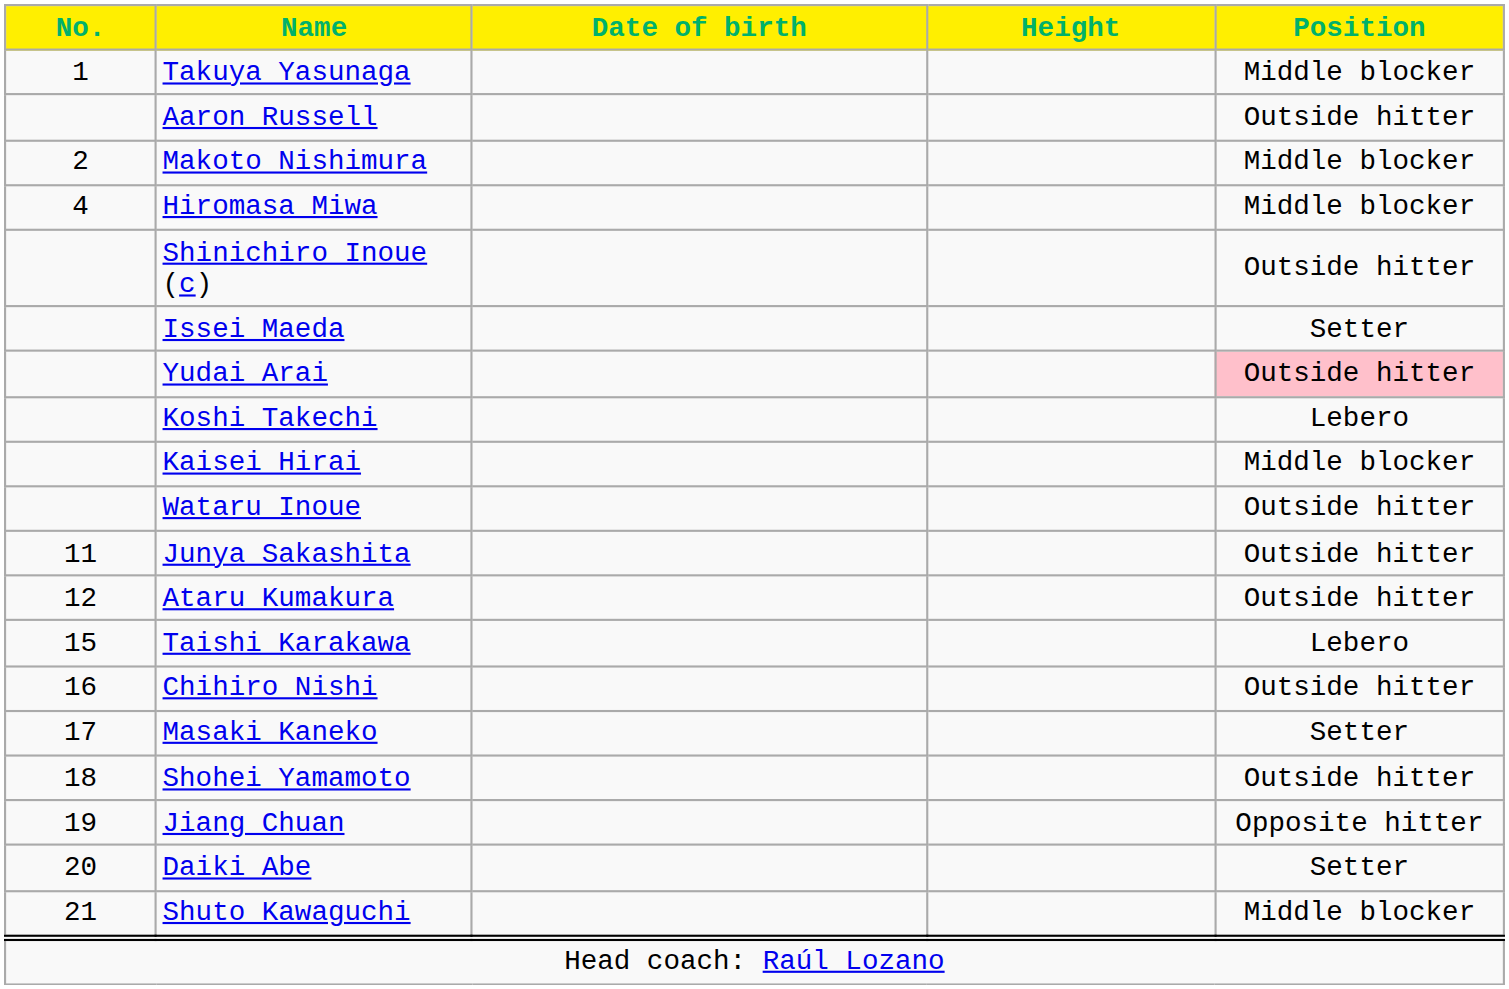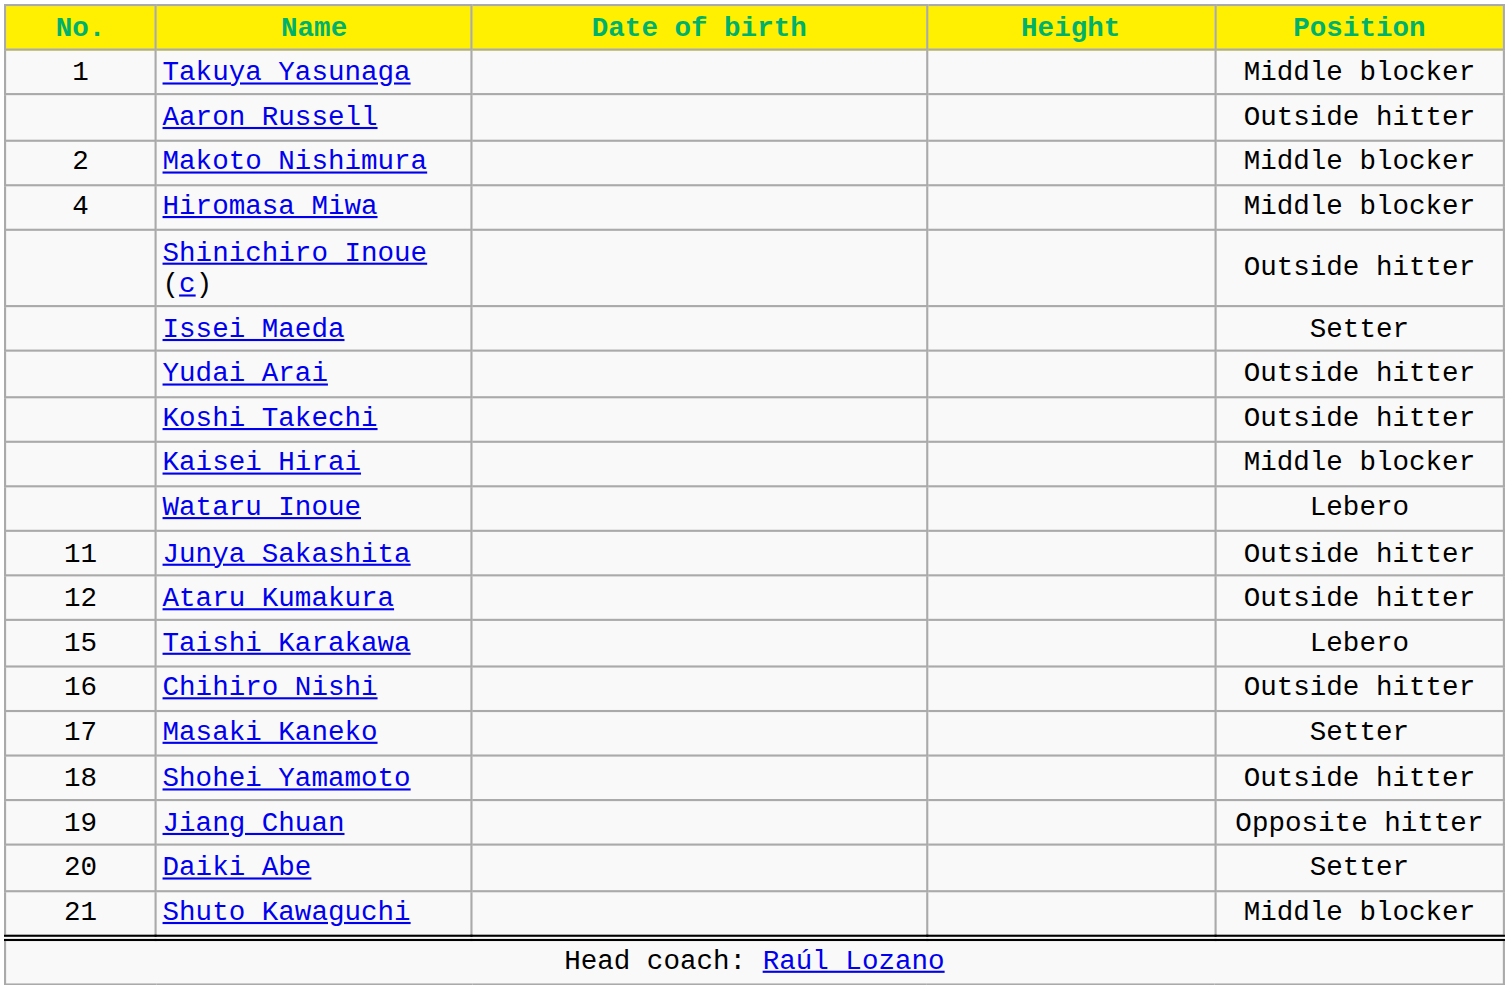(1359, 374) pink background -> (1359, 374) no background
(1359, 419) Lebero -> (1359, 419) Outside hitter
(1359, 508) Outside hitter -> (1359, 508) Lebero
